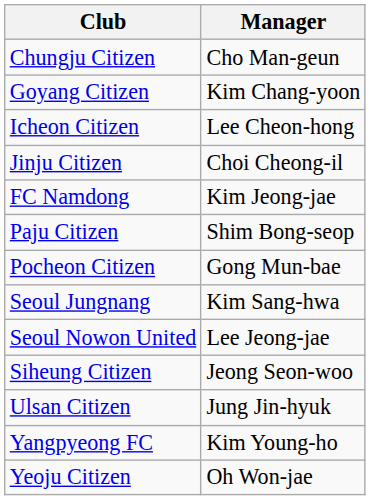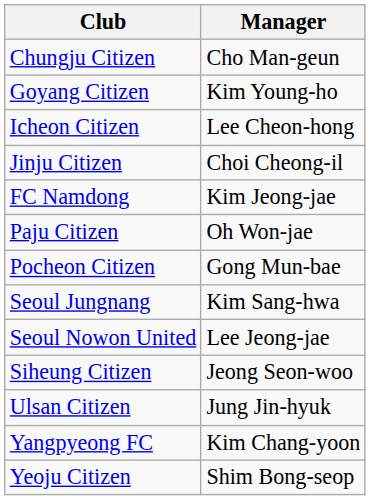(283, 92) Kim Chang-yoon -> (272, 92) Kim Young-ho
(280, 232) Shim Bong-seop -> (260, 232) Oh Won-jae
(272, 442) Kim Young-ho -> (283, 442) Kim Chang-yoon
(260, 477) Oh Won-jae -> (280, 477) Shim Bong-seop
